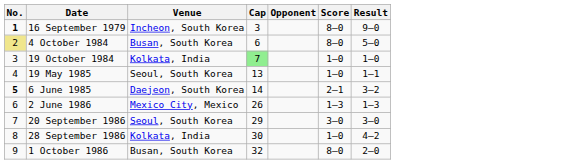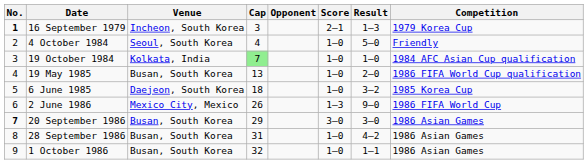+ column: (487, 12)
(335, 28) 8–0 -> (335, 28) 2–1
(371, 28) 9–0 -> (371, 28) 1–3
(15, 43) khaki background -> (15, 43) no background
(181, 43) Busan, South Korea -> (181, 43) Seoul, South Korea
(257, 43) 6 -> (257, 43) 4
(335, 43) 8–0 -> (335, 43) 1–0
(181, 74) Seoul, South Korea -> (181, 74) Busan, South Korea
(371, 74) 1–1 -> (371, 74) 2–0
(15, 89) bold -> (15, 89) normal
(257, 89) 14 -> (257, 89) 18
(335, 89) 2–1 -> (335, 89) 1–0
(371, 105) 1–3 -> (371, 105) 9–0
(15, 120) normal -> (15, 120) bold
(181, 120) Seoul, South Korea -> (181, 120) Busan, South Korea
(170, 136) Kolkata, India -> (181, 136) Busan, South Korea
(257, 136) 30 -> (257, 136) 31
(335, 151) 8–0 -> (335, 151) 1–0
(371, 151) 2–0 -> (371, 151) 1–1
